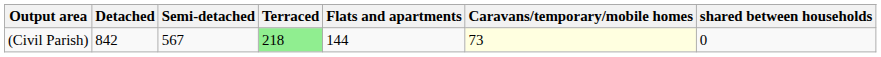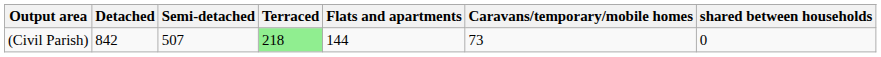(173, 39) 567 -> (173, 39) 507
(476, 39) lightyellow background -> (476, 39) no background
